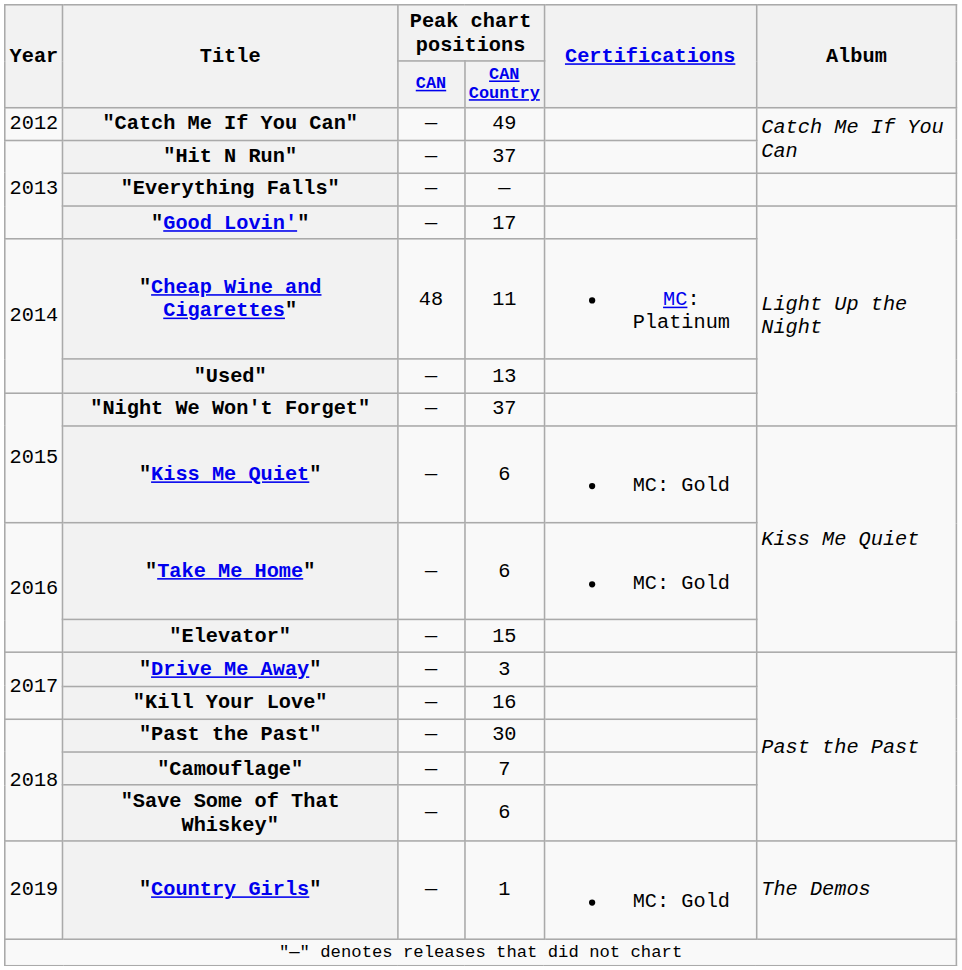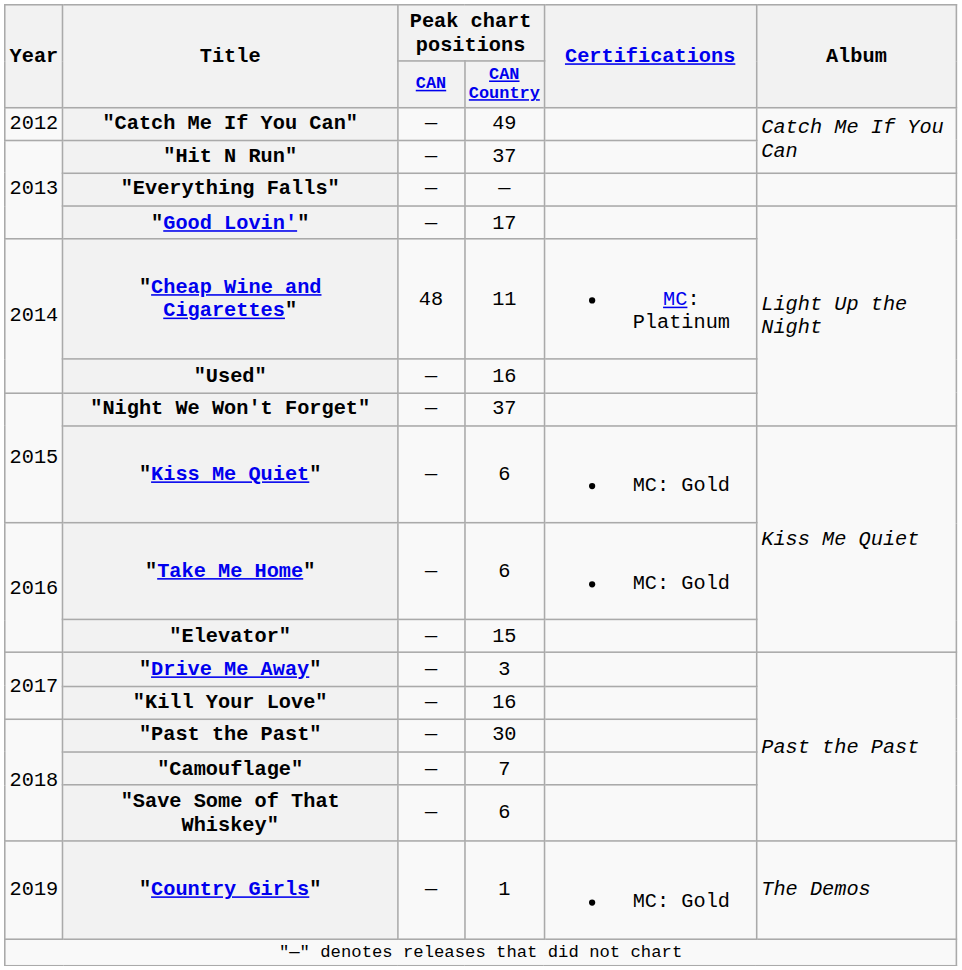(504, 376) 13 -> (504, 376) 16
